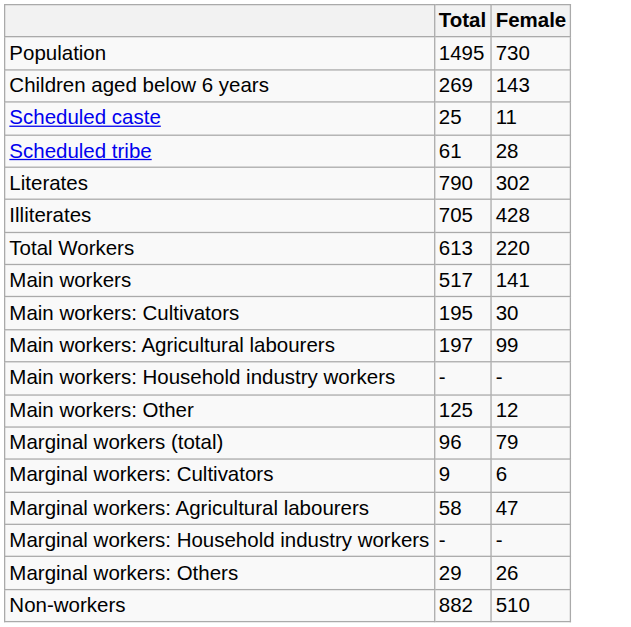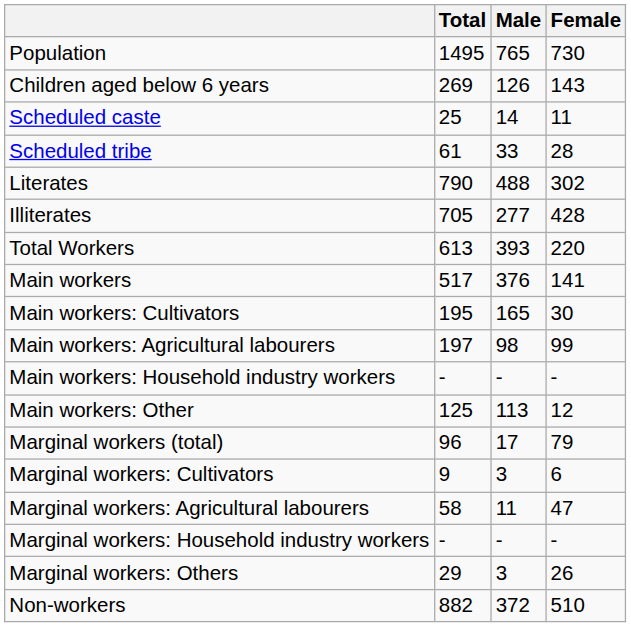+ column: (518, 20)
